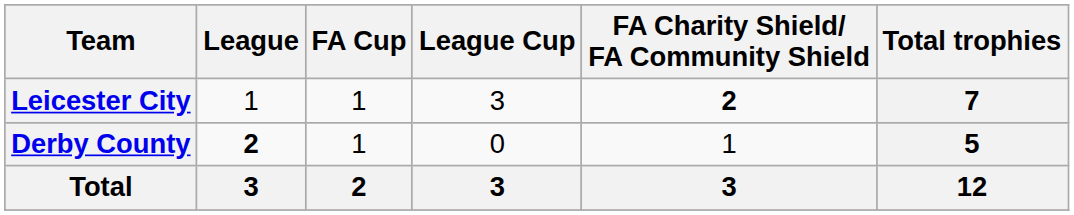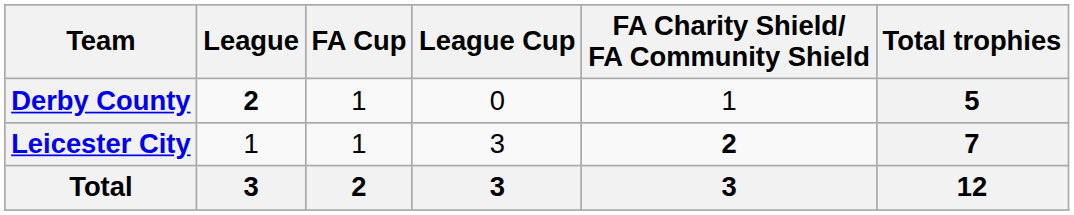rows swapped: (101, 100) <-> (101, 143)
